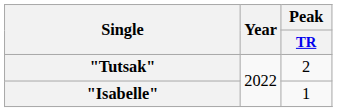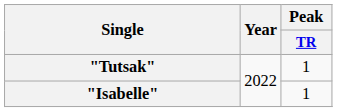(306, 67) 2 -> (306, 67) 1
